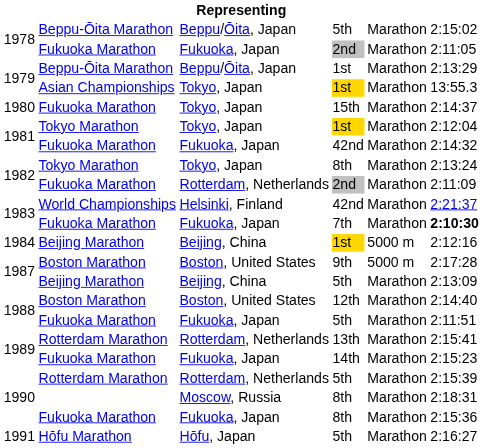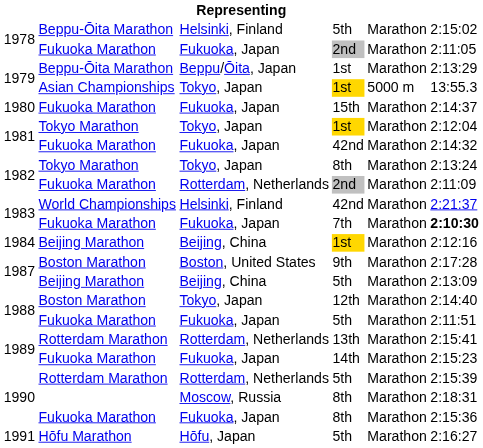(238, 29) Beppu/Ōita, Japan -> (231, 29) Helsinki, Finland
(397, 88) Marathon -> (391, 88) 5000 m
(221, 107) Tokyo, Japan -> (230, 107) Fukuoka, Japan
(391, 242) 5000 m -> (397, 242) Marathon
(391, 262) 5000 m -> (397, 262) Marathon
(248, 301) Boston, United States -> (221, 301) Tokyo, Japan
